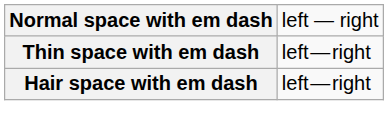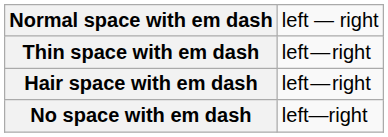+ row: (141, 115)
